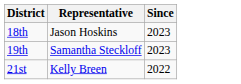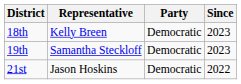+ column: (174, 13)
(84, 32) Jason Hoskins -> (78, 32) Kelly Breen
(78, 69) Kelly Breen -> (84, 69) Jason Hoskins
